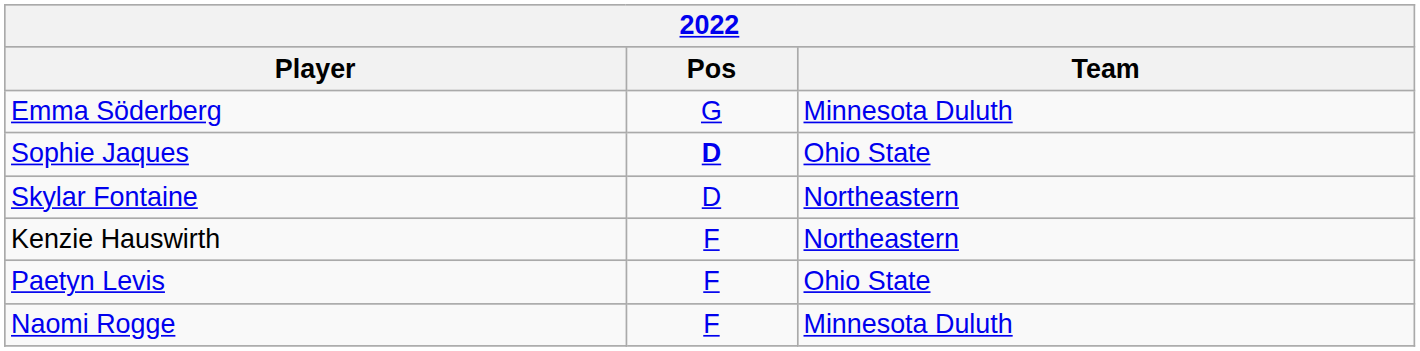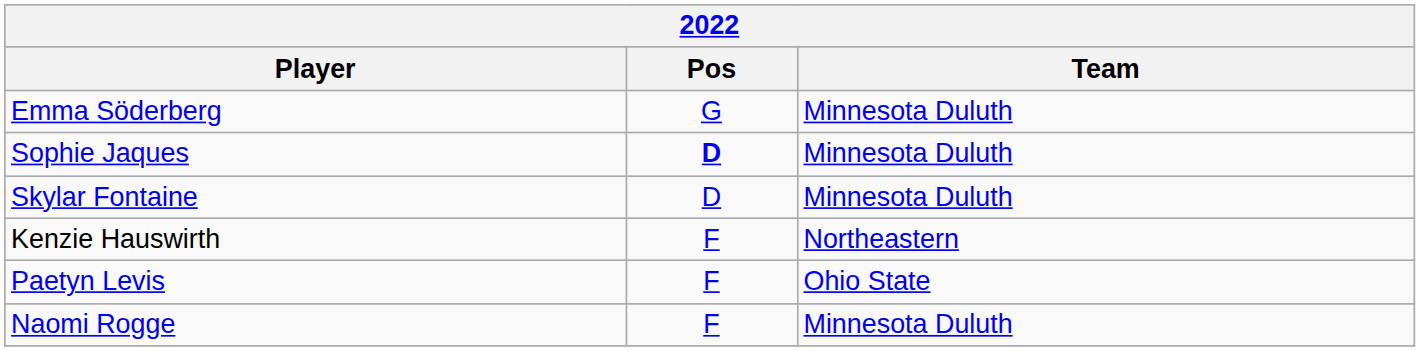(867, 153) Ohio State -> (908, 153) Minnesota Duluth
(881, 196) Northeastern -> (908, 196) Minnesota Duluth
